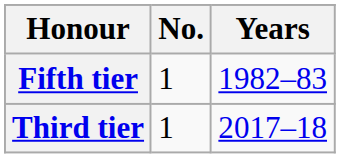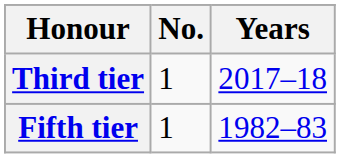rows swapped: (78, 78) <-> (78, 127)
